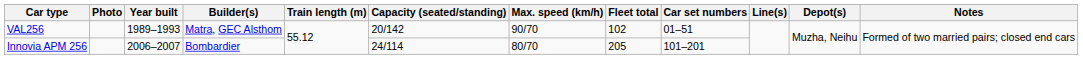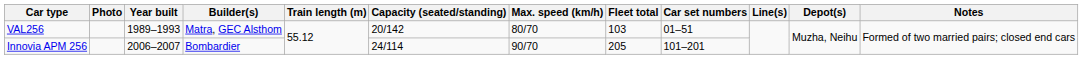(525, 29) 90/70 -> (525, 29) 80/70
(617, 29) 102 -> (617, 29) 103
(525, 46) 80/70 -> (525, 46) 90/70
